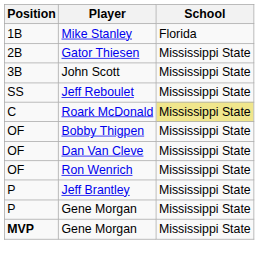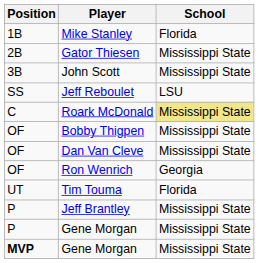(205, 92) Mississippi State -> (171, 92) LSU
(205, 170) Mississippi State -> (181, 170) Georgia
+ row: (15, 190)
